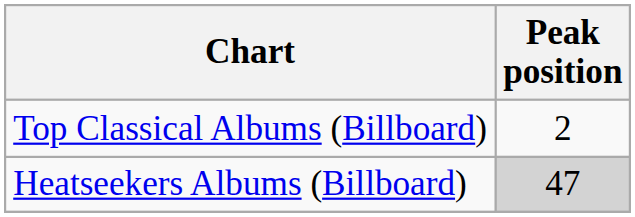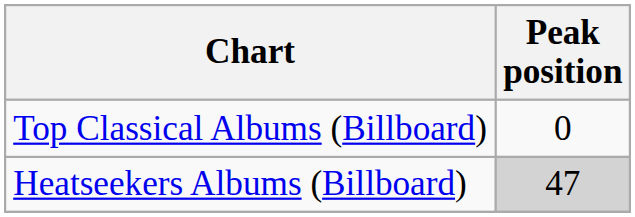(563, 127) 2 -> (563, 127) 0
